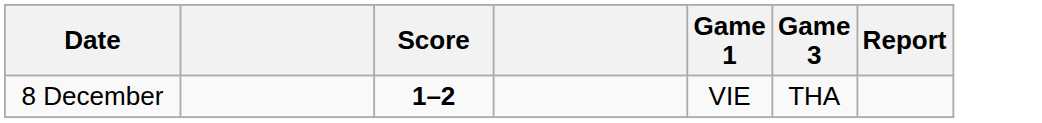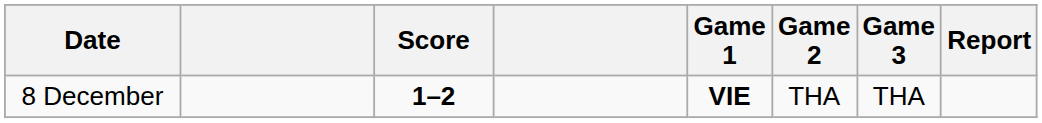+ column: (814, 40)
(730, 96) normal -> (730, 96) bold
